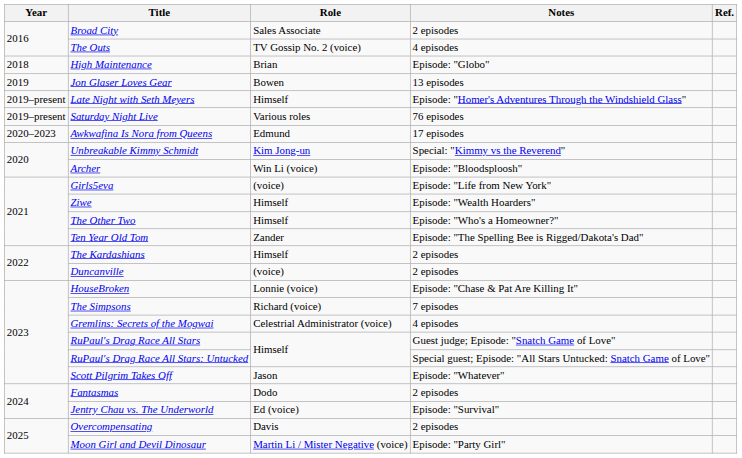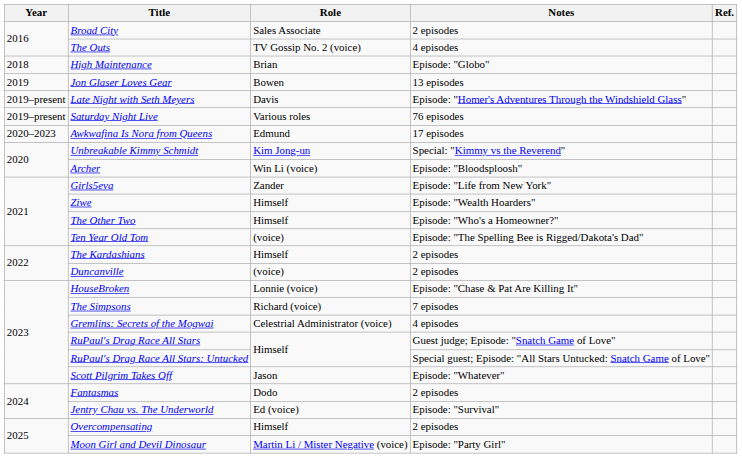(271, 99) Himself -> (266, 99) Davis
(269, 185) (voice) -> (269, 185) Zander
(269, 237) Zander -> (269, 237) (voice)
(266, 427) Davis -> (271, 427) Himself
